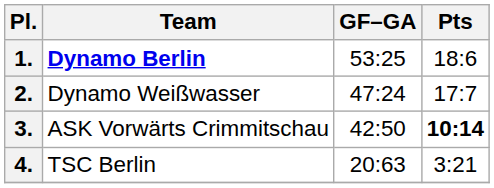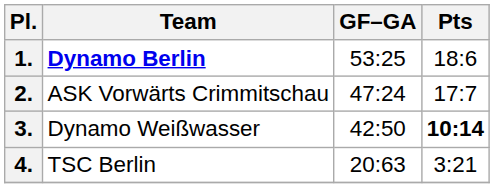(154, 93) Dynamo Weißwasser -> (188, 93) ASK Vorwärts Crimmitschau
(188, 128) ASK Vorwärts Crimmitschau -> (154, 128) Dynamo Weißwasser
